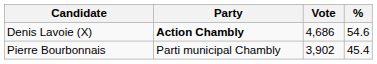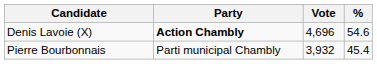(320, 31) 4,686 -> (320, 31) 4,696
(320, 50) 3,902 -> (320, 50) 3,932
